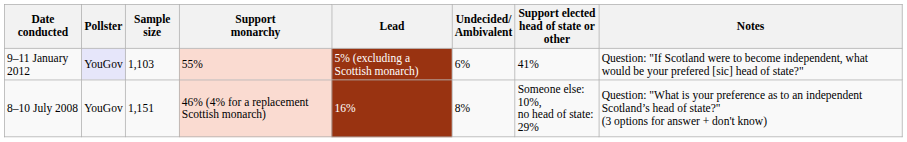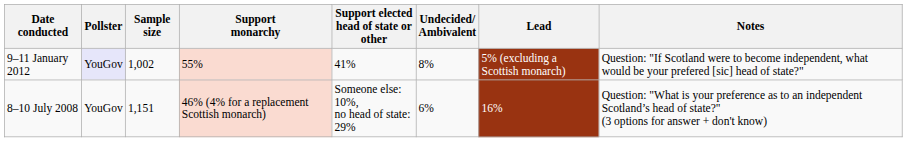columns swapped: (557, 26) <-> (392, 26)
(141, 64) 1,103 -> (141, 64) 1,002
(462, 64) 6% -> (426, 64) 8%
(462, 108) 8% -> (426, 108) 6%
